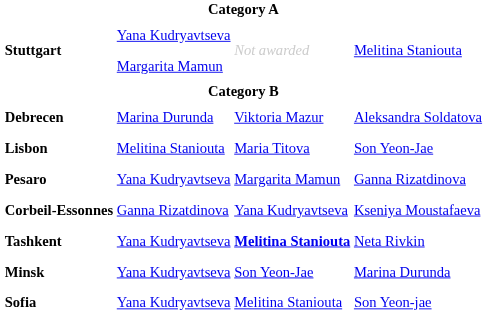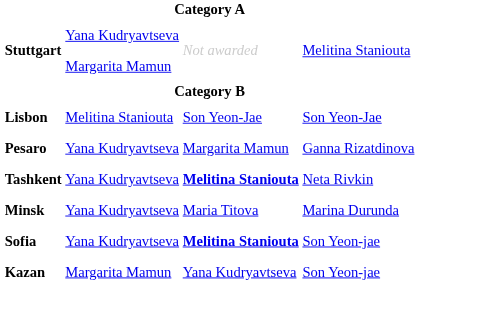- row: (34, 117)
(272, 148) Maria Titova -> (222, 117) Son Yeon-Jae
- row: (59, 210)
(274, 272) Son Yeon-Jae -> (221, 210) Maria Titova
(288, 302) normal -> (241, 241) bold
+ row: (25, 272)
